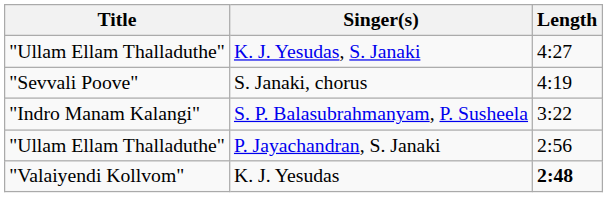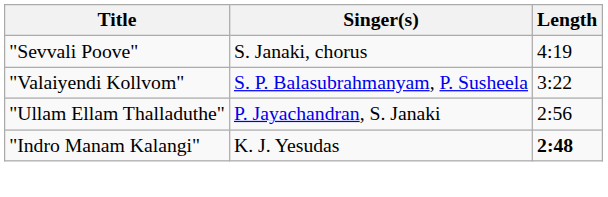- row: (327, 51)
(105, 113) "Indro Manam Kalangi" -> (97, 82) "Valaiyendi Kollvom"
(97, 176) "Valaiyendi Kollvom" -> (105, 144) "Indro Manam Kalangi"
